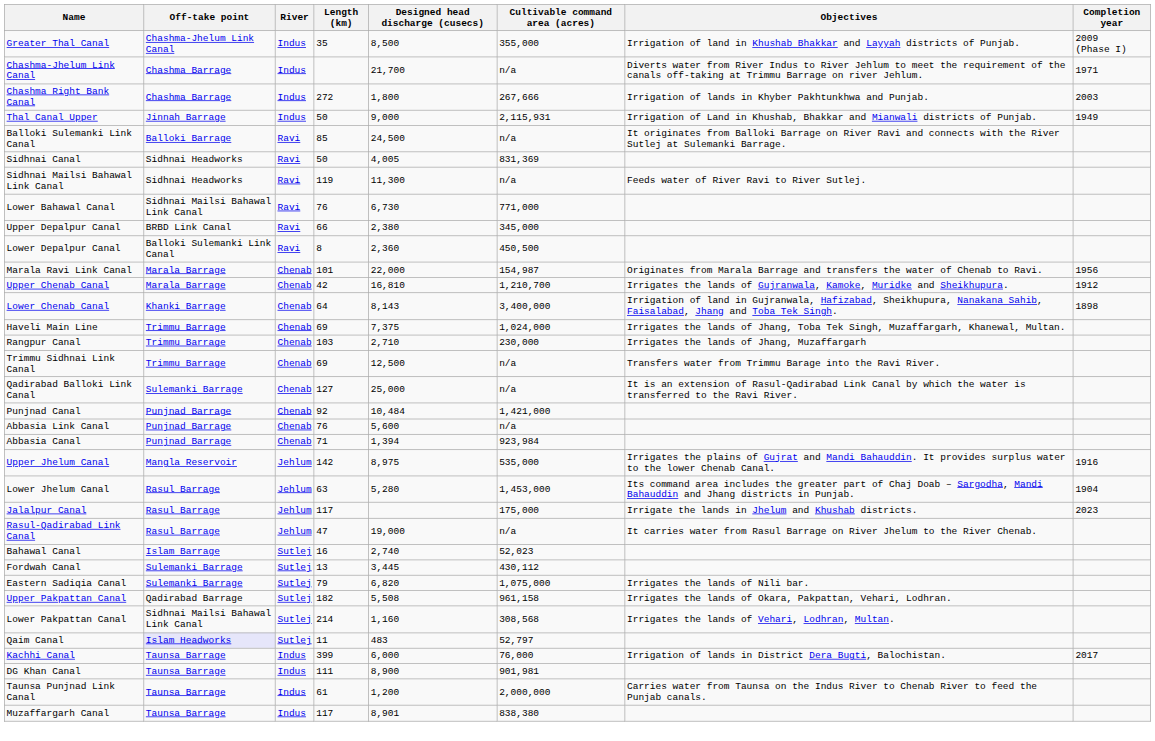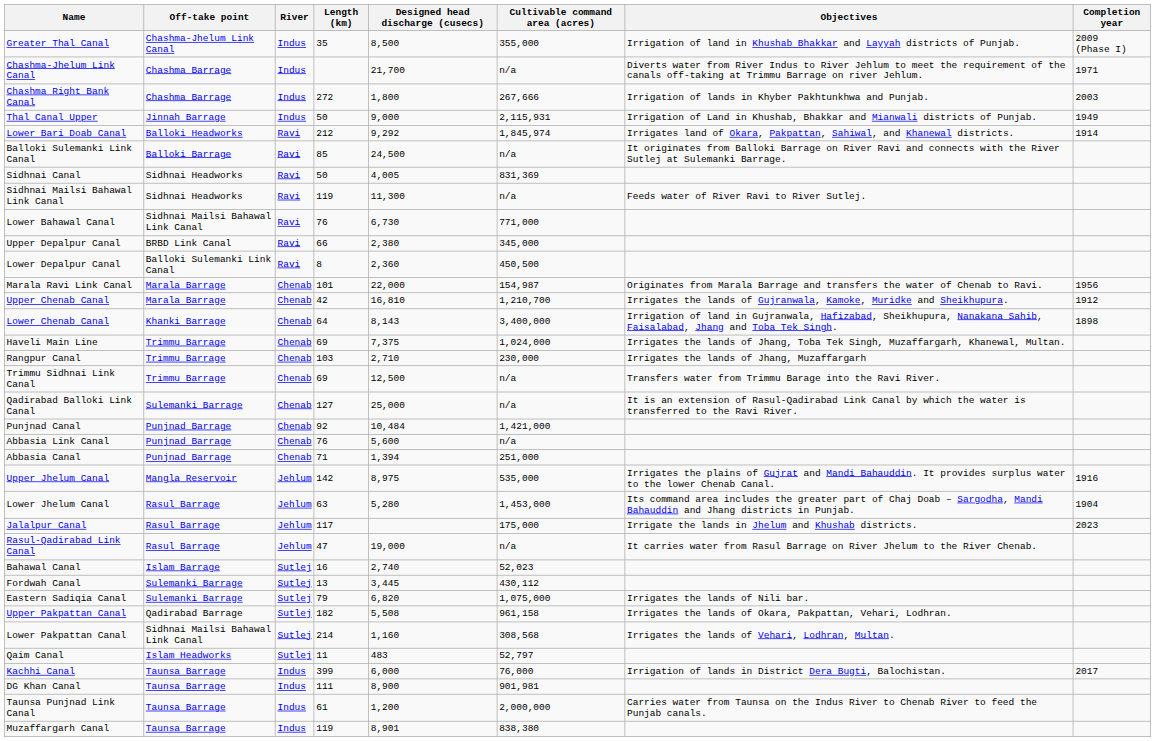+ row: (66, 133)
(519, 442) 923,984 -> (519, 457) 251,000
(189, 640) lavender background -> (189, 656) no background
(325, 713) 117 -> (325, 729) 119
